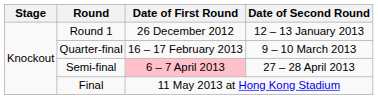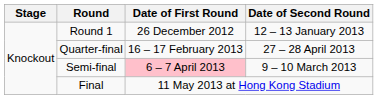(309, 49) 9 – 10 March 2013 -> (309, 49) 27 – 28 April 2013
(309, 67) 27 – 28 April 2013 -> (309, 67) 9 – 10 March 2013
